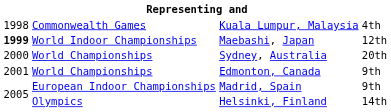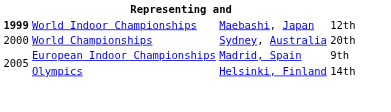- row: (289, 25)
- row: (270, 71)
